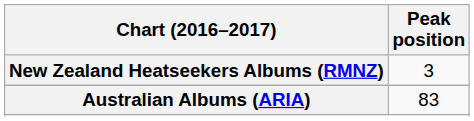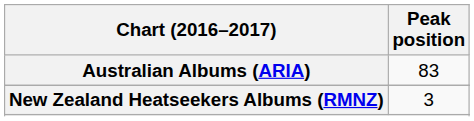rows swapped: (196, 99) <-> (196, 70)
